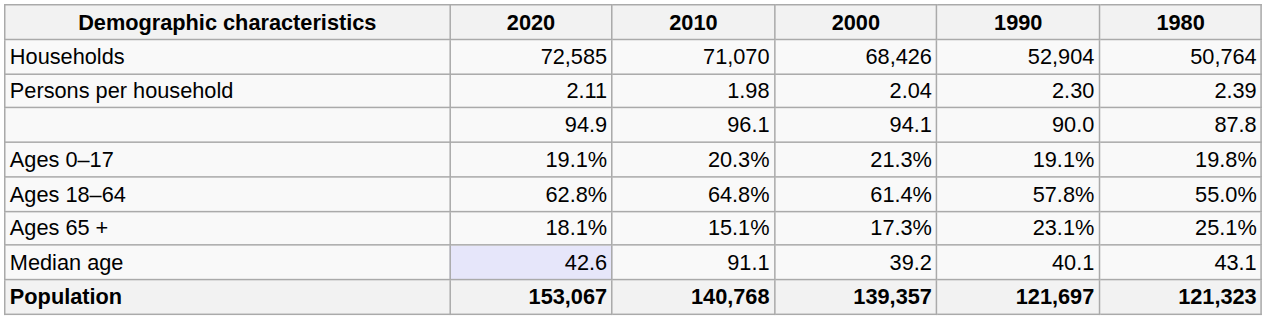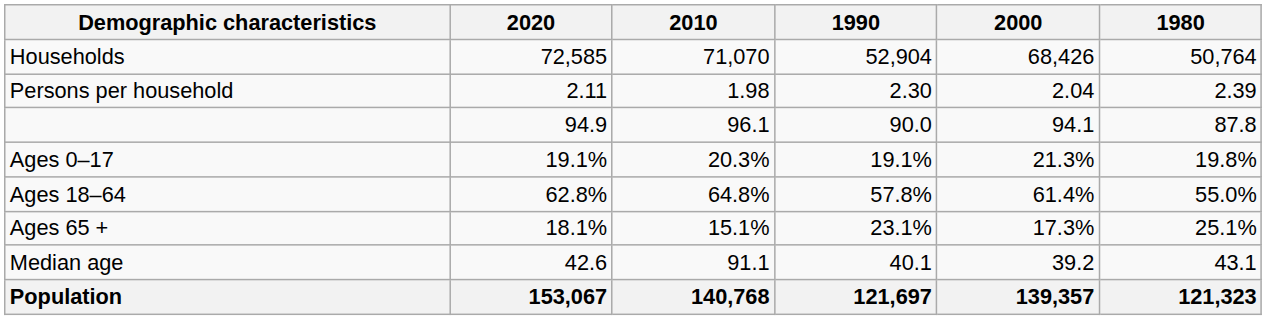columns swapped: (856, 22) <-> (1018, 22)
(586, 263) lavender background -> (586, 263) no background
